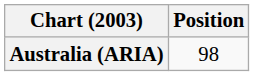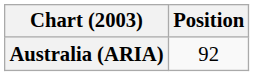(209, 53) 98 -> (209, 53) 92
